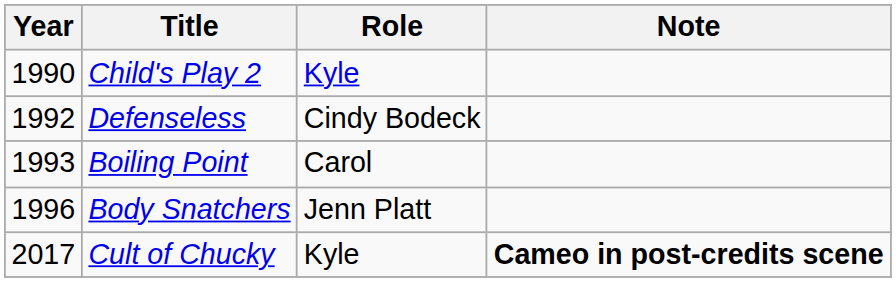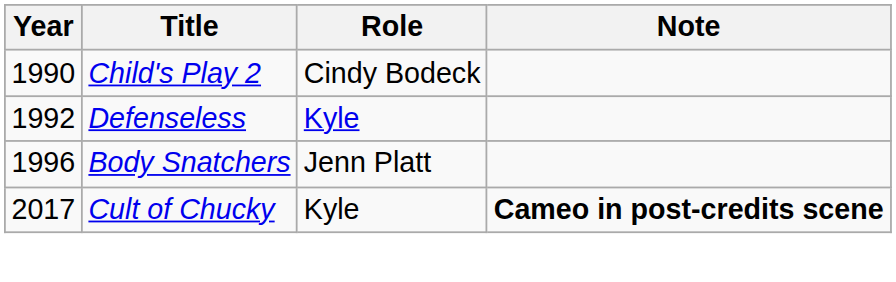(332, 72) Kyle -> (392, 72) Cindy Bodeck
(392, 118) Cindy Bodeck -> (332, 118) Kyle
- row: (168, 163)
